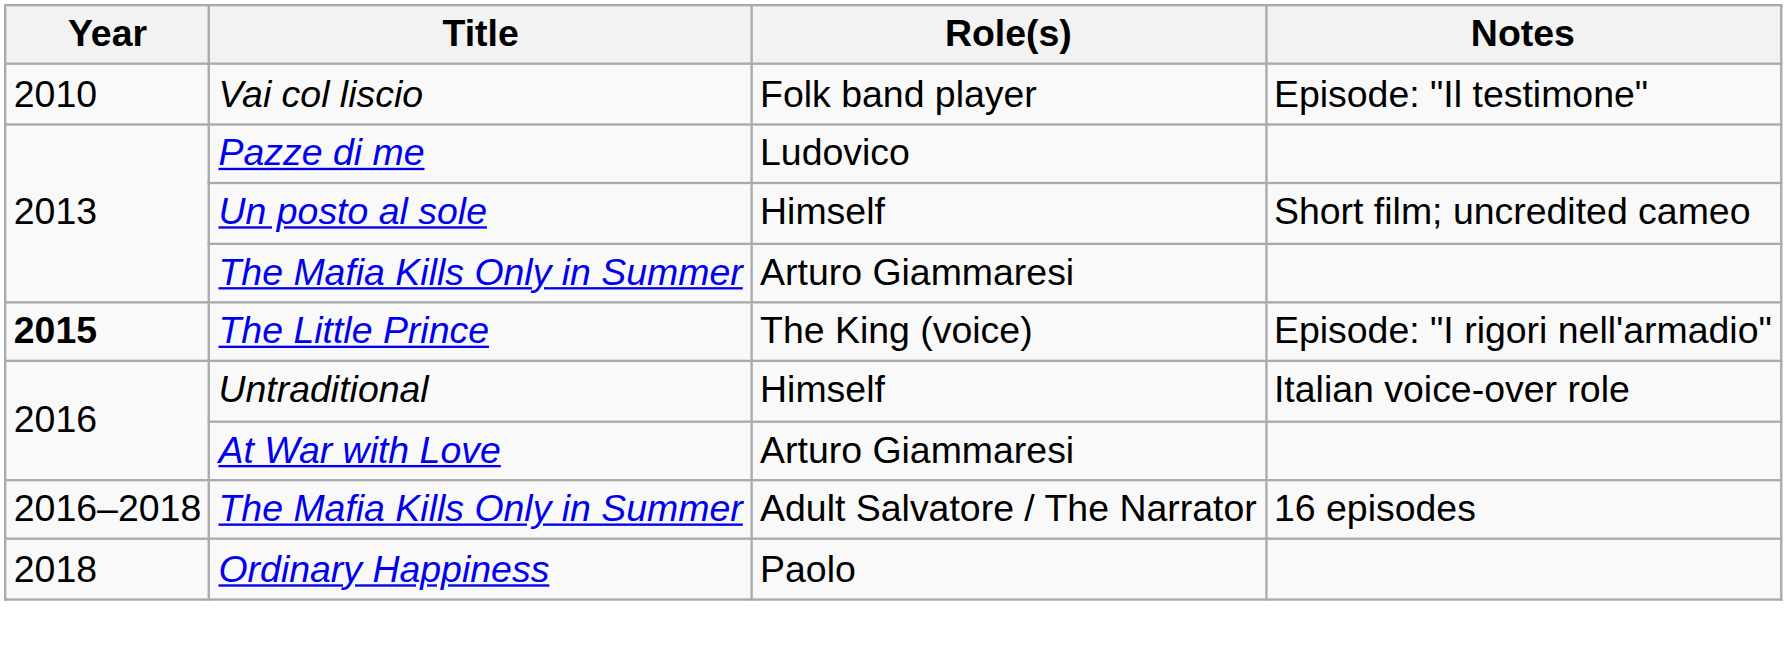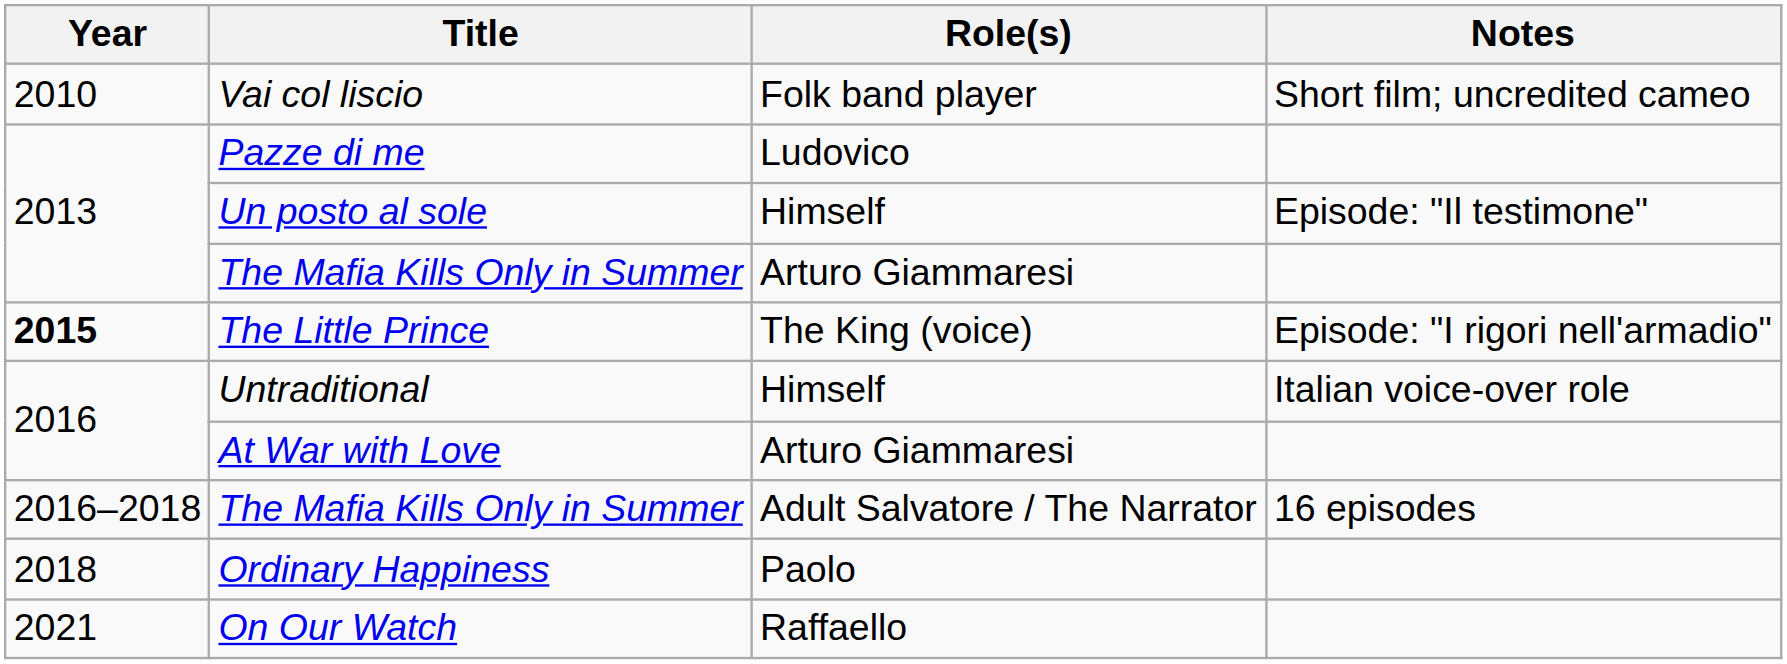(1461, 93) Episode: "Il testimone" -> (1512, 93) Short film; uncredited cameo
(1512, 212) Short film; uncredited cameo -> (1461, 212) Episode: "Il testimone"
+ row: (338, 627)
